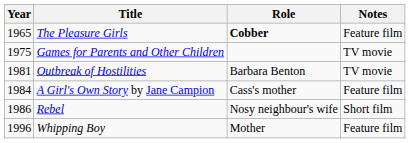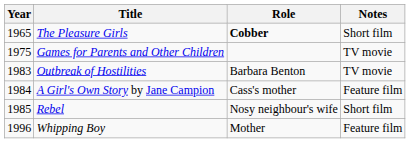(373, 33) Feature film -> (368, 33) Short film
(19, 71) 1981 -> (19, 71) 1983
(19, 109) 1986 -> (19, 109) 1985
